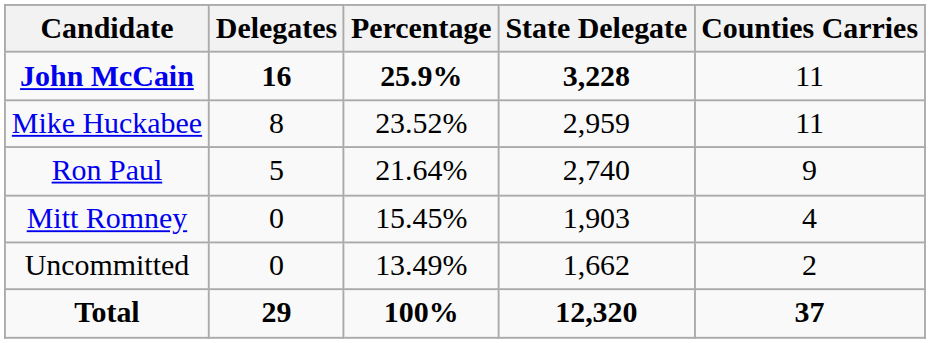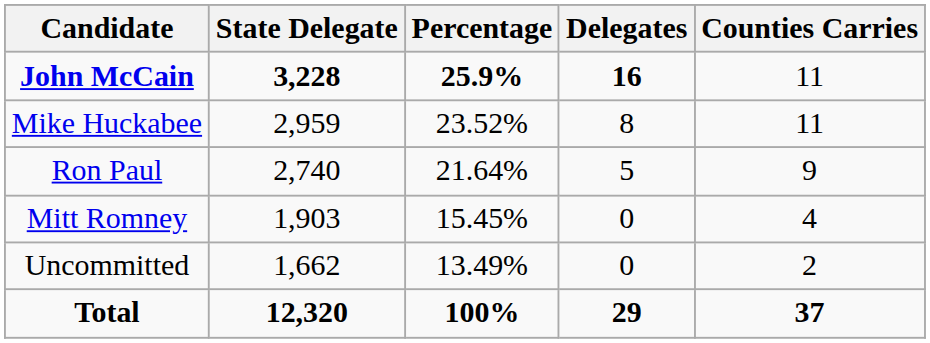columns swapped: (596, 28) <-> (277, 28)
